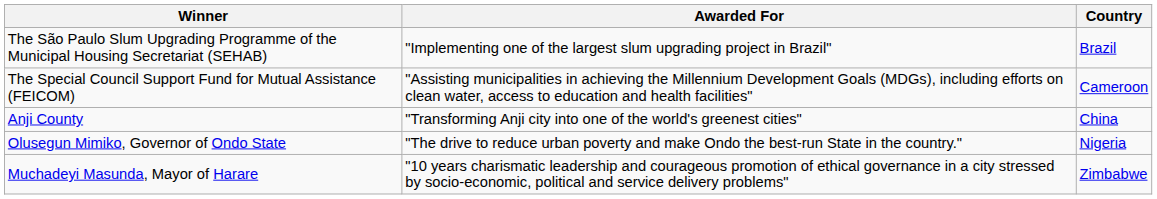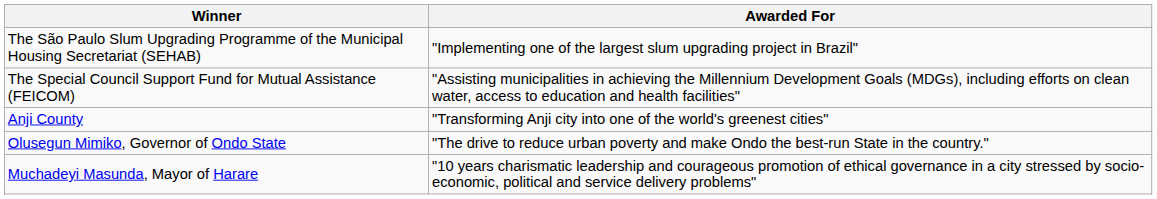- column: (1114, 16)
